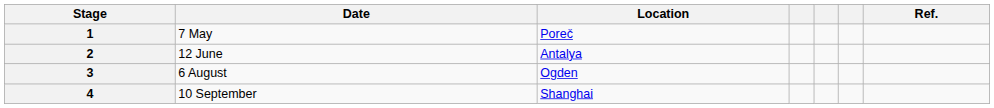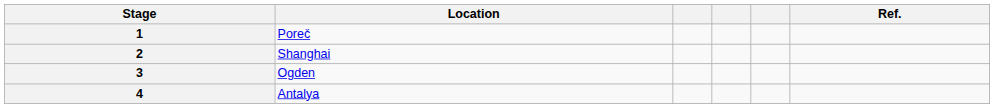- column: (356, 14)
(561, 53) Antalya -> (304, 53) Shanghai
(567, 93) Shanghai -> (298, 93) Antalya
